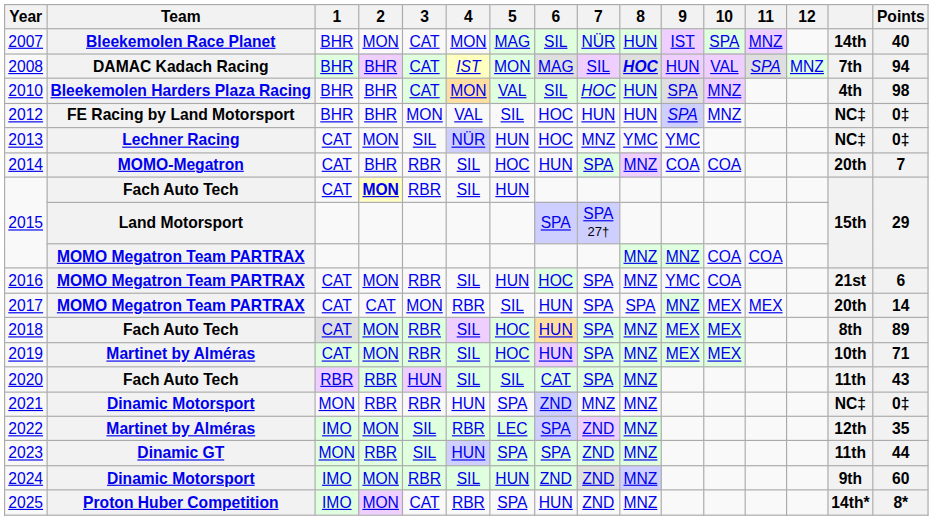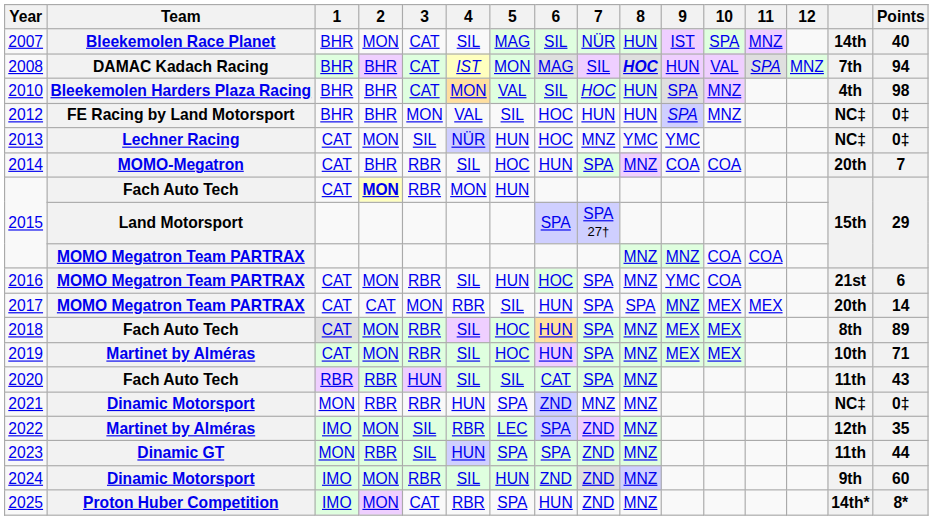(468, 41) MON -> (468, 41) SIL
(468, 189) SIL -> (468, 189) MON
